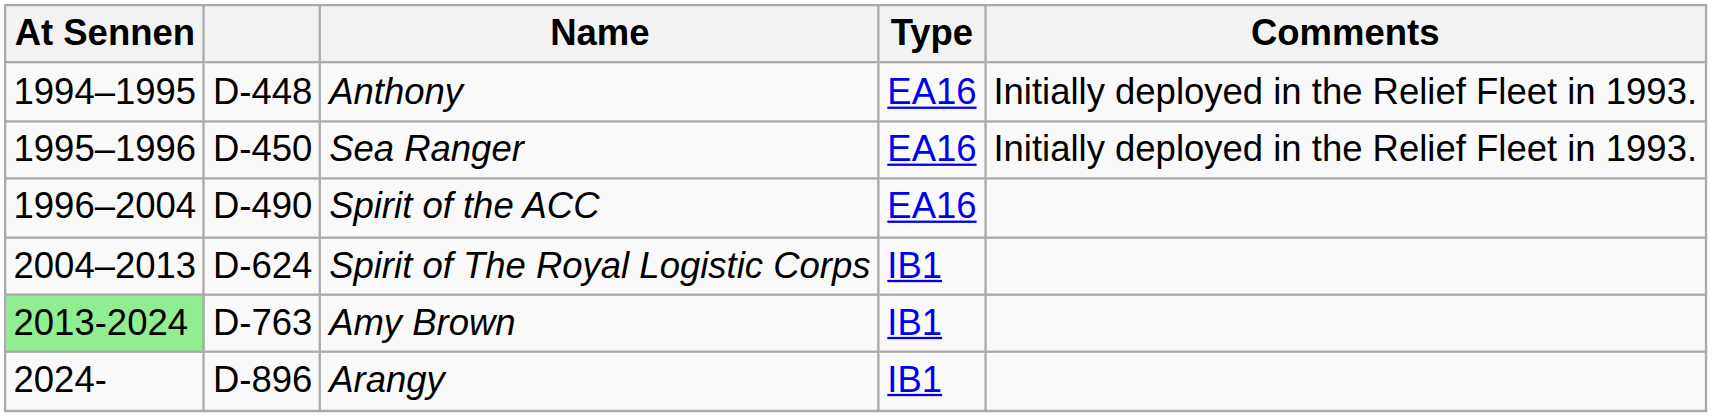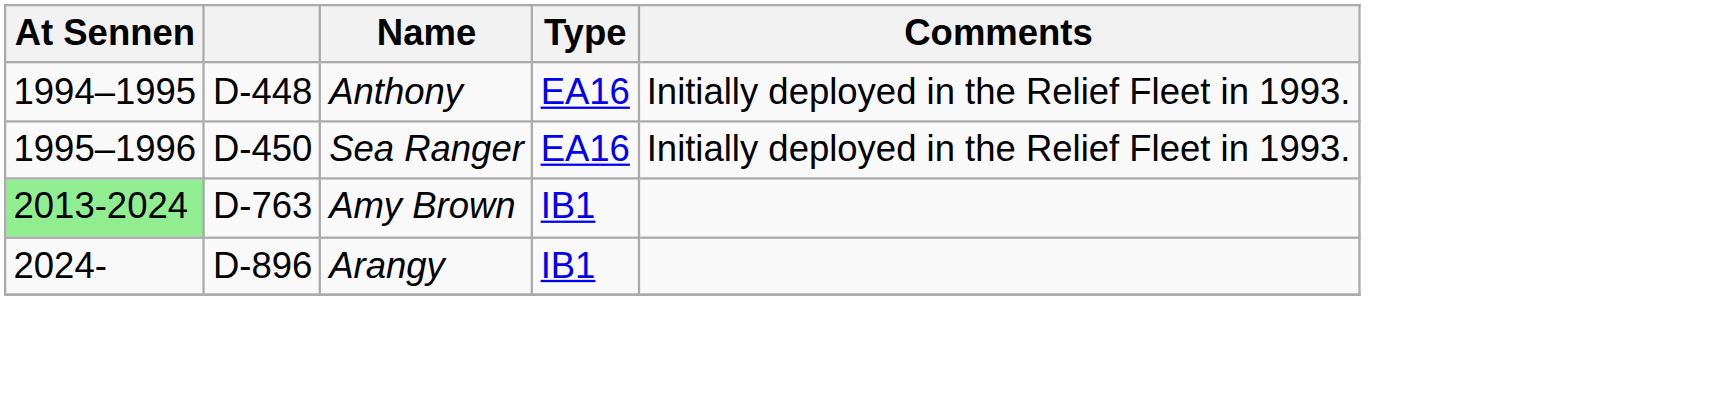- row: (464, 206)
- row: (600, 264)
